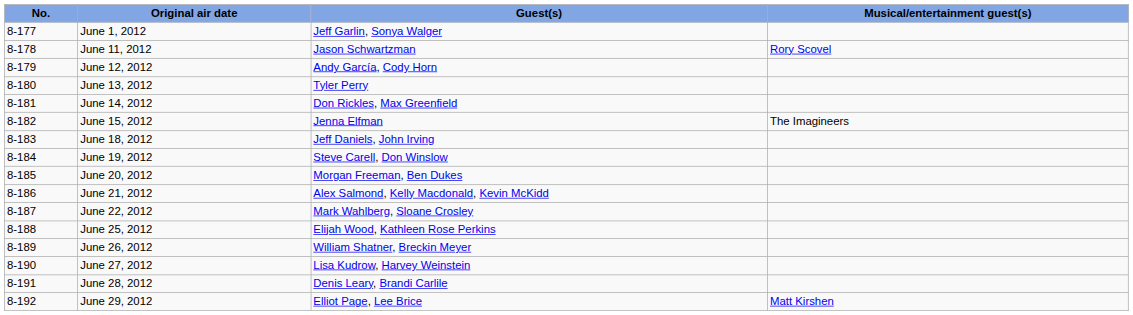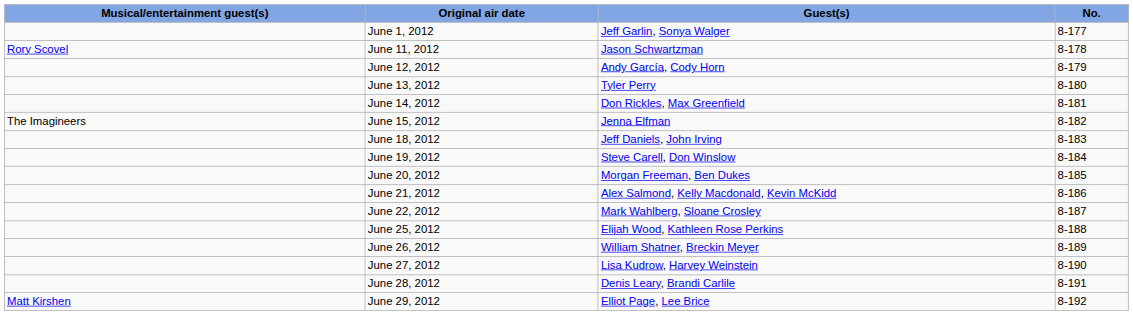columns swapped: (41, 13) <-> (948, 13)
